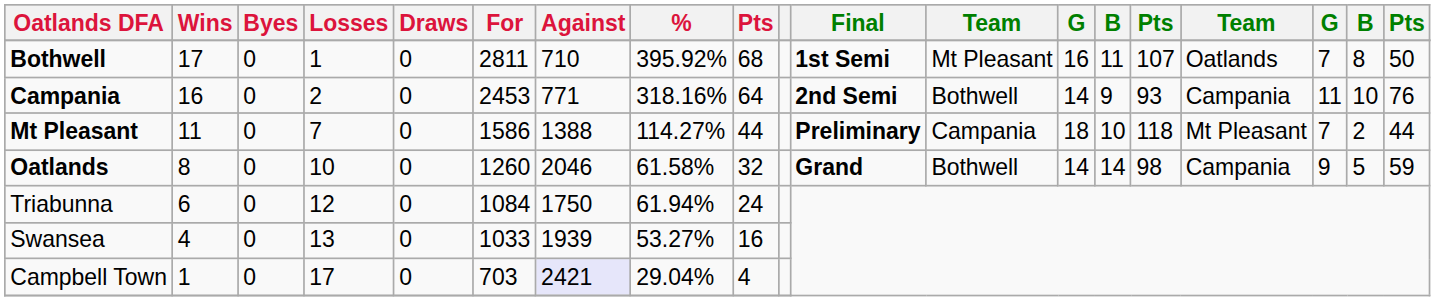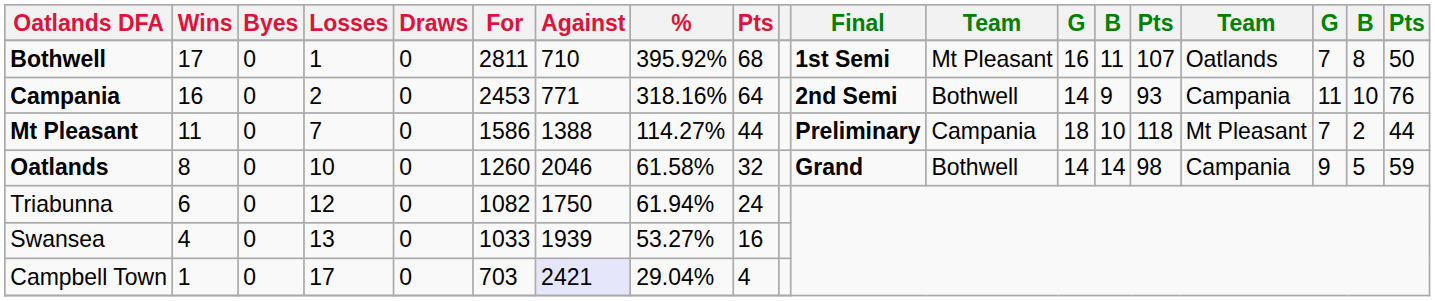(505, 204) 1084 -> (505, 204) 1082
